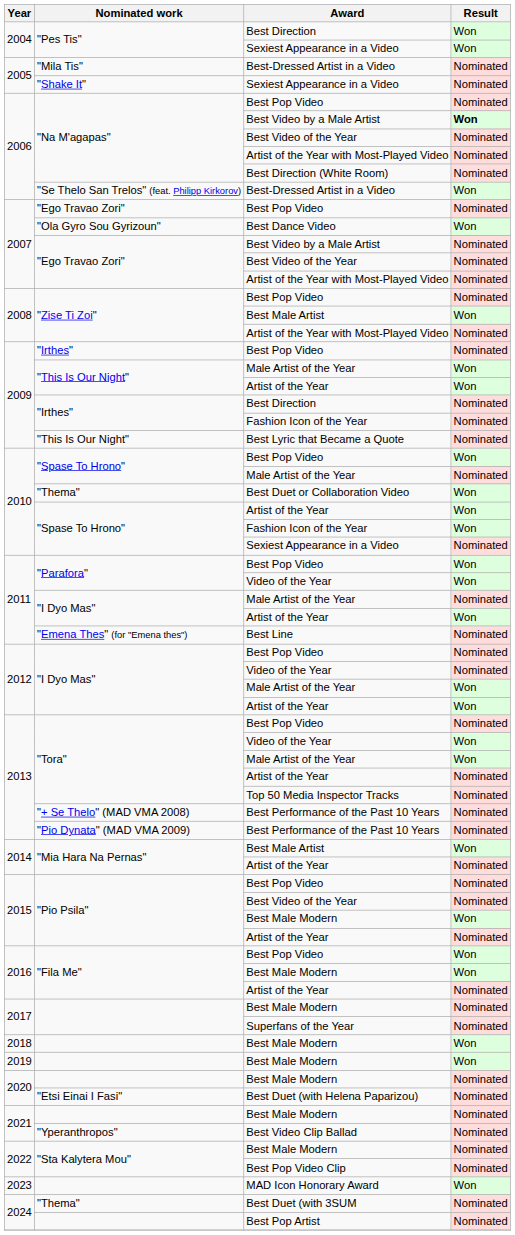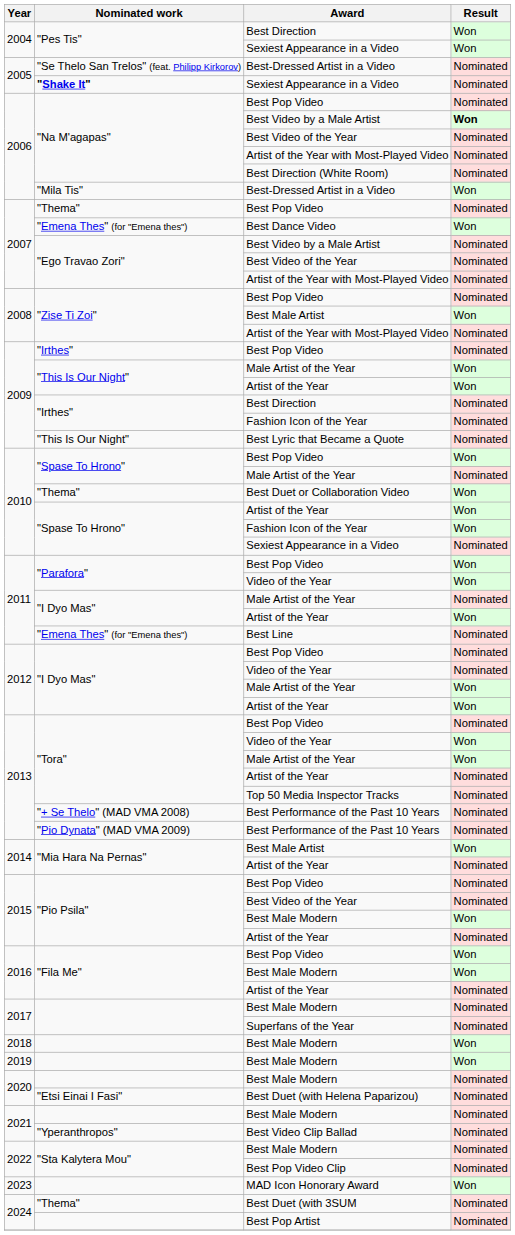(60, 66) "Mila Tis" -> (139, 66) "Se Thelo San Trelos" (feat. Philipp Kirkorov)
(62, 84) normal -> (64, 84) bold
(139, 191) "Se Thelo San Trelos" (feat. Philipp Kirkorov) -> (60, 191) "Mila Tis"
(81, 208) "Ego Travao Zori" -> (58, 208) "Thema"
(99, 226) "Ola Gyro Sou Gyrizoun" -> (112, 226) "Emena Thes" (for "Emena thes")
